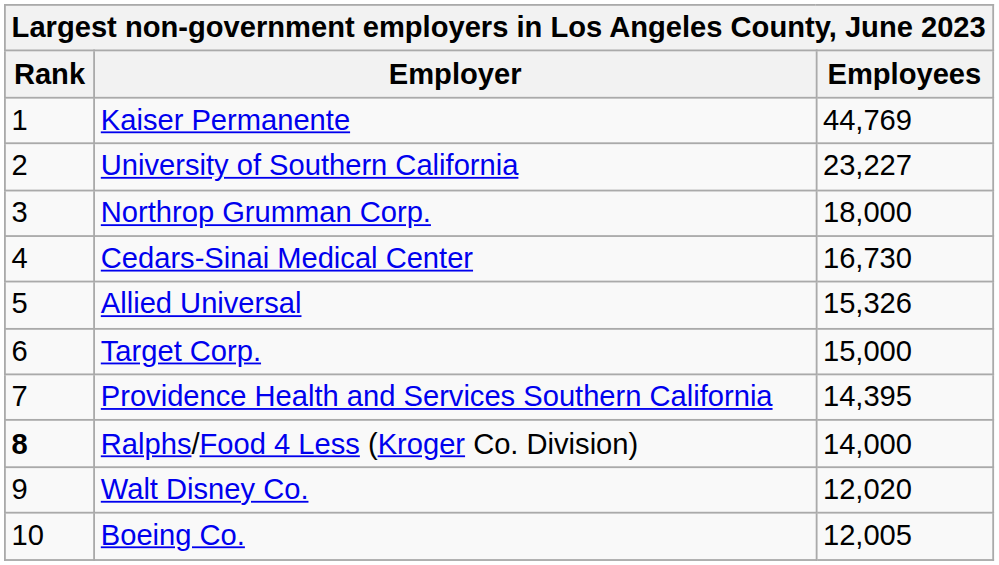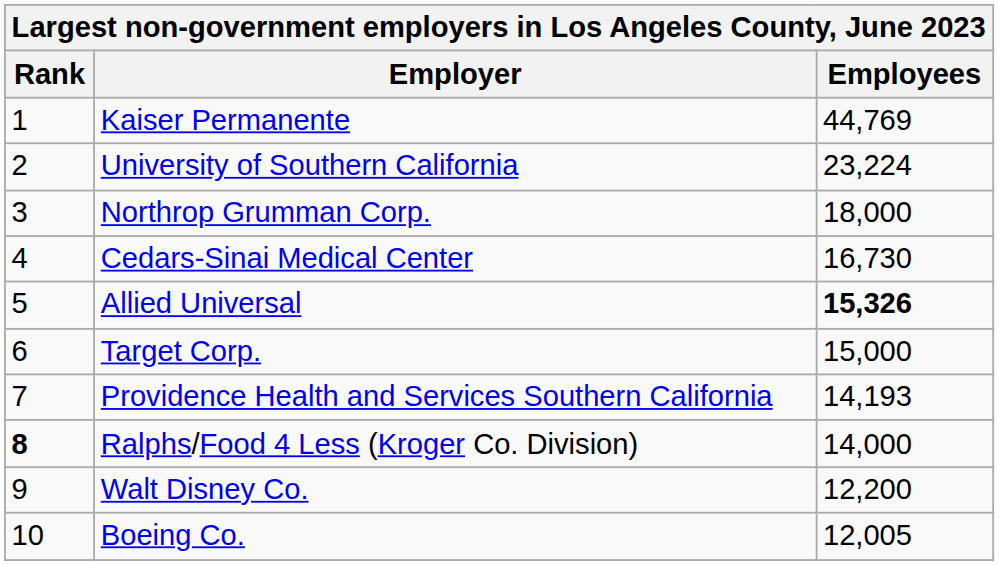(867, 166) 23,227 -> (867, 166) 23,224
(867, 304) normal -> (867, 304) bold
(867, 397) 14,395 -> (867, 397) 14,193
(867, 489) 12,020 -> (867, 489) 12,200
